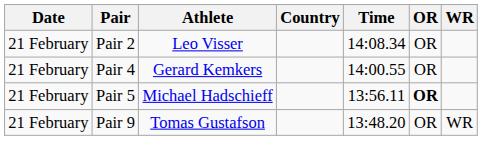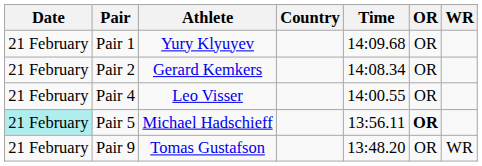+ row: (115, 43)
(208, 43) Leo Visser -> (208, 69) Gerard Kemkers
(208, 69) Gerard Kemkers -> (208, 95) Leo Visser
(48, 95) no background -> (48, 122) paleturquoise background
